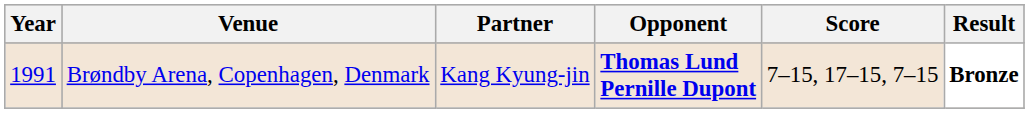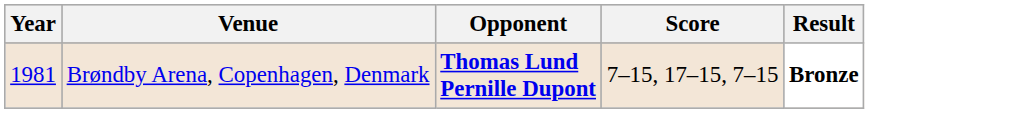- column: (515, 23)
(33, 75) 1991 -> (33, 75) 1981
